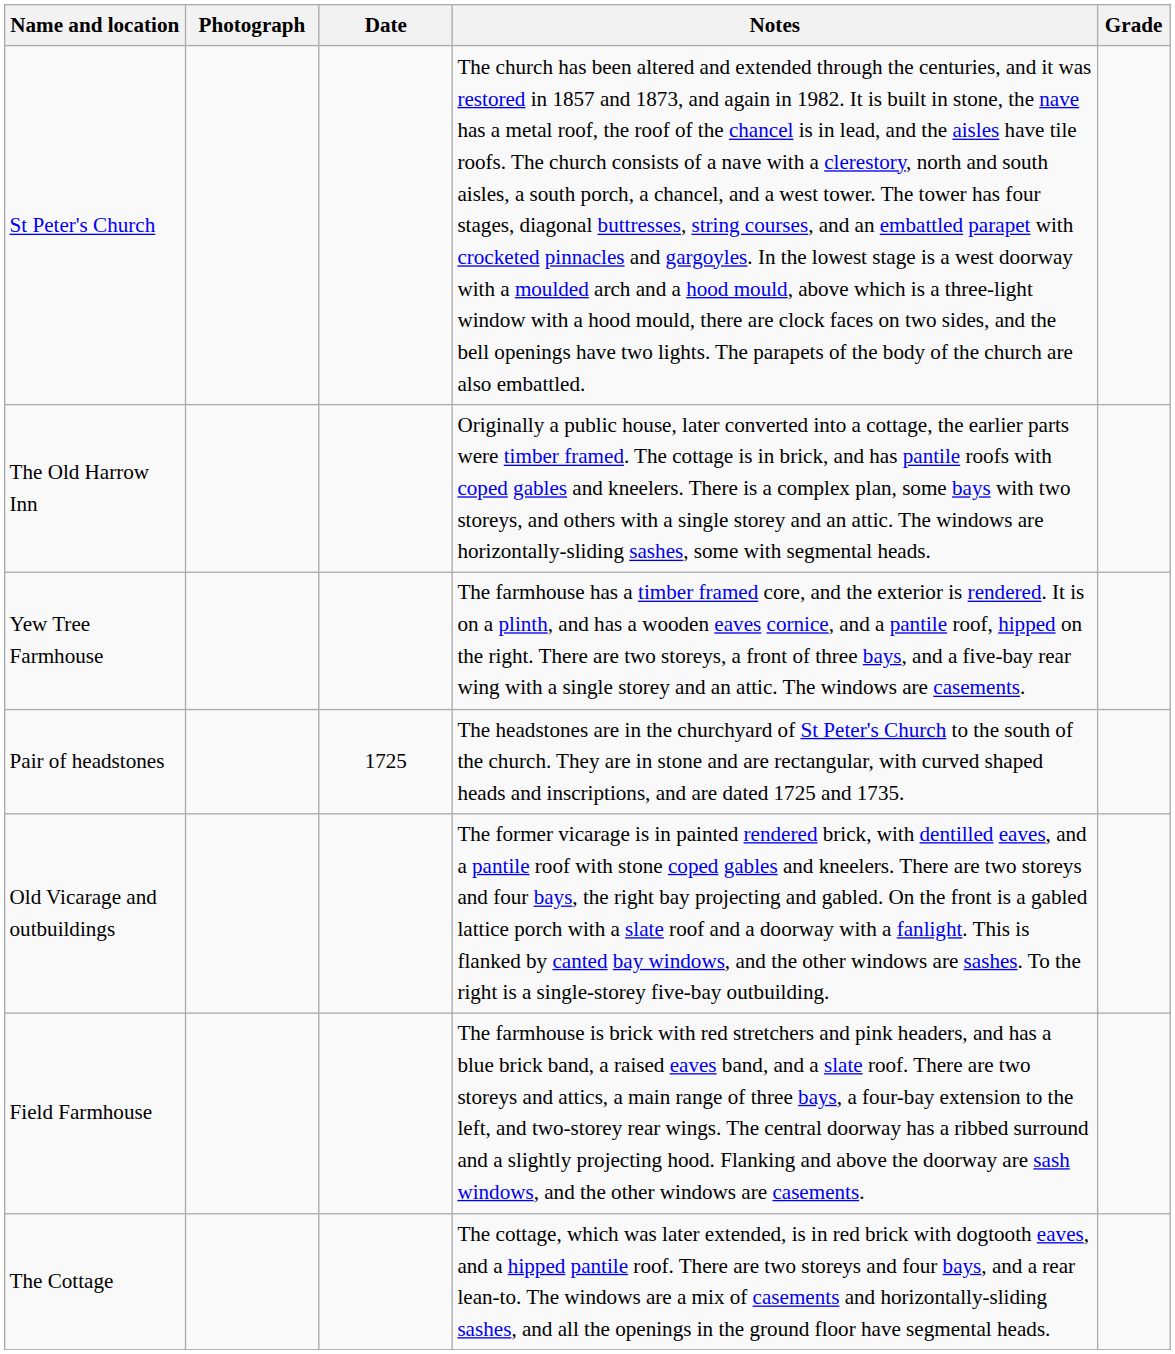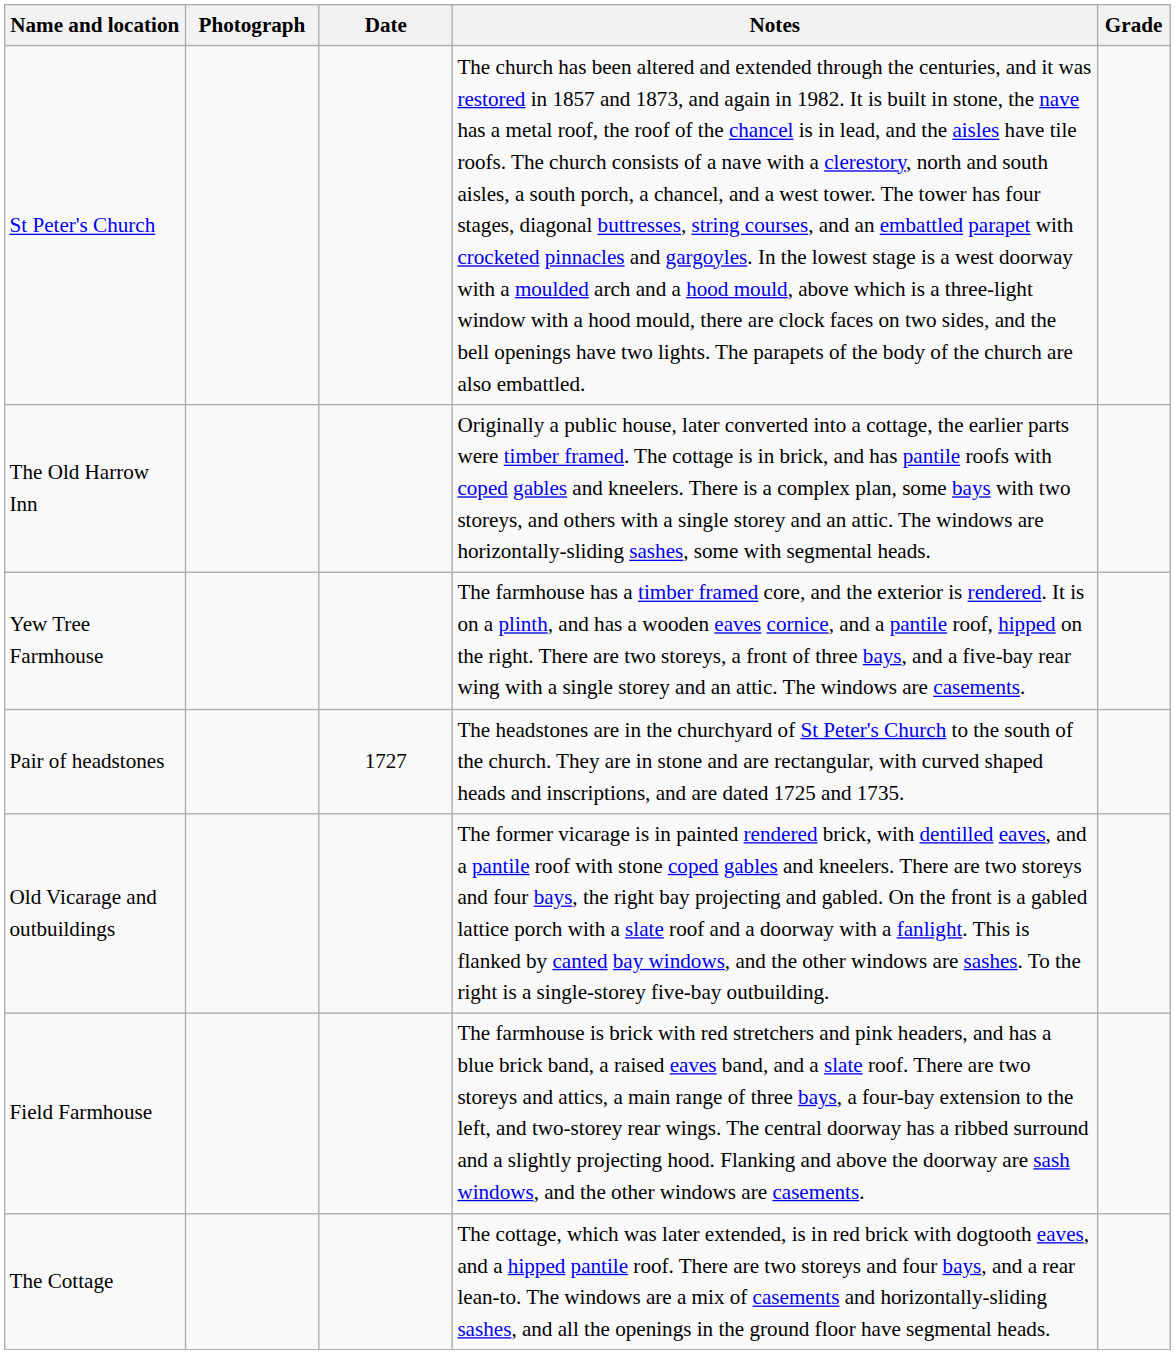(386, 761) 1725 -> (386, 761) 1727
